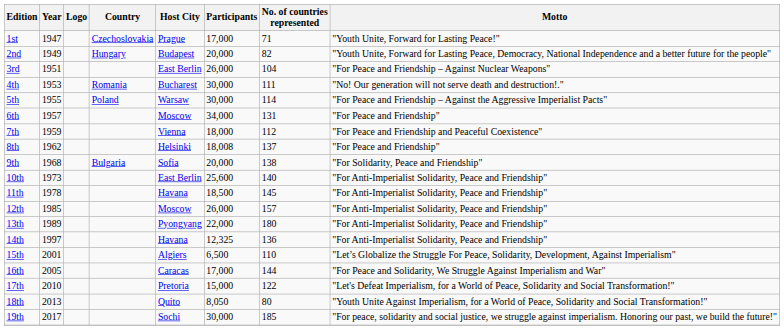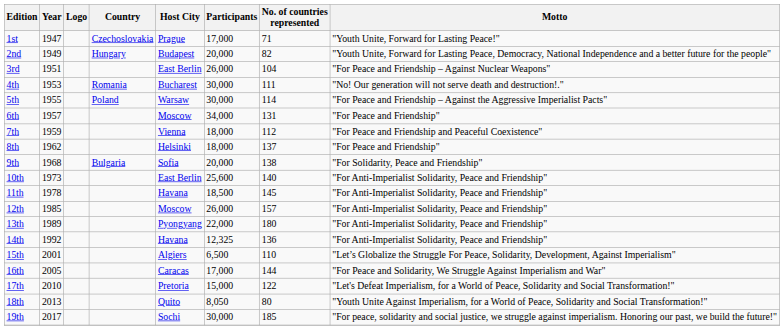(220, 147) 18,008 -> (220, 147) 18,000
(52, 239) 1997 -> (52, 239) 1992
